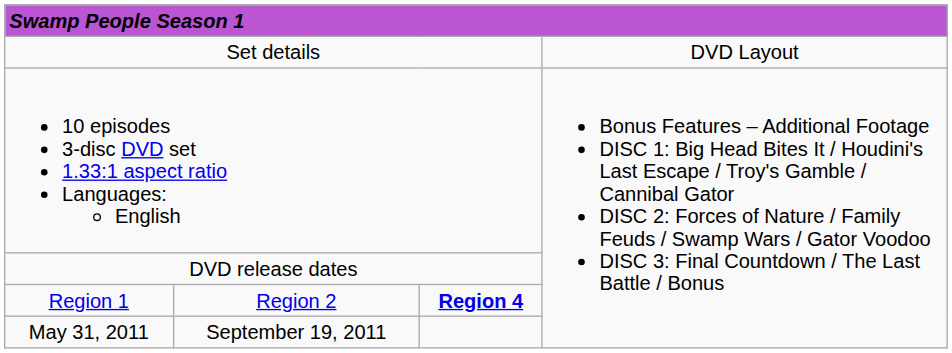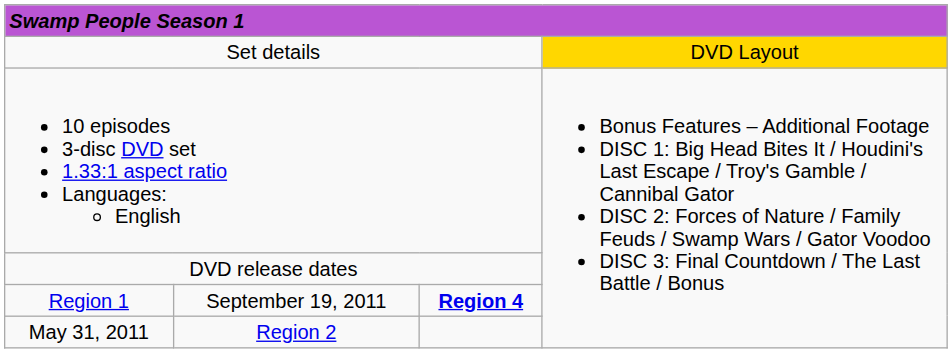(745, 52) no background -> (745, 52) gold background
(296, 300) Region 2 -> (296, 300) September 19, 2011
(296, 332) September 19, 2011 -> (296, 332) Region 2
